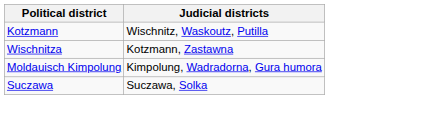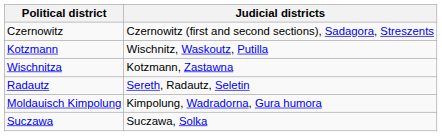+ row: (35, 31)
+ row: (28, 85)
